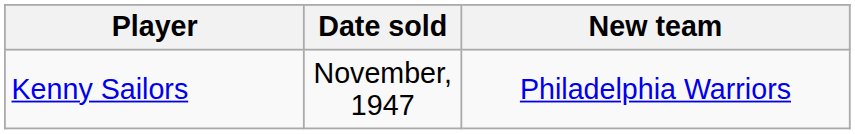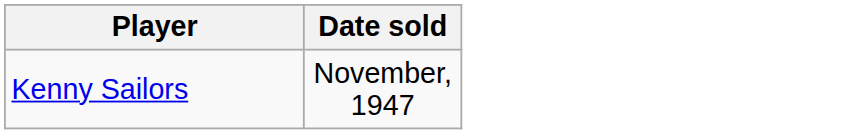- column: (655, 27)
